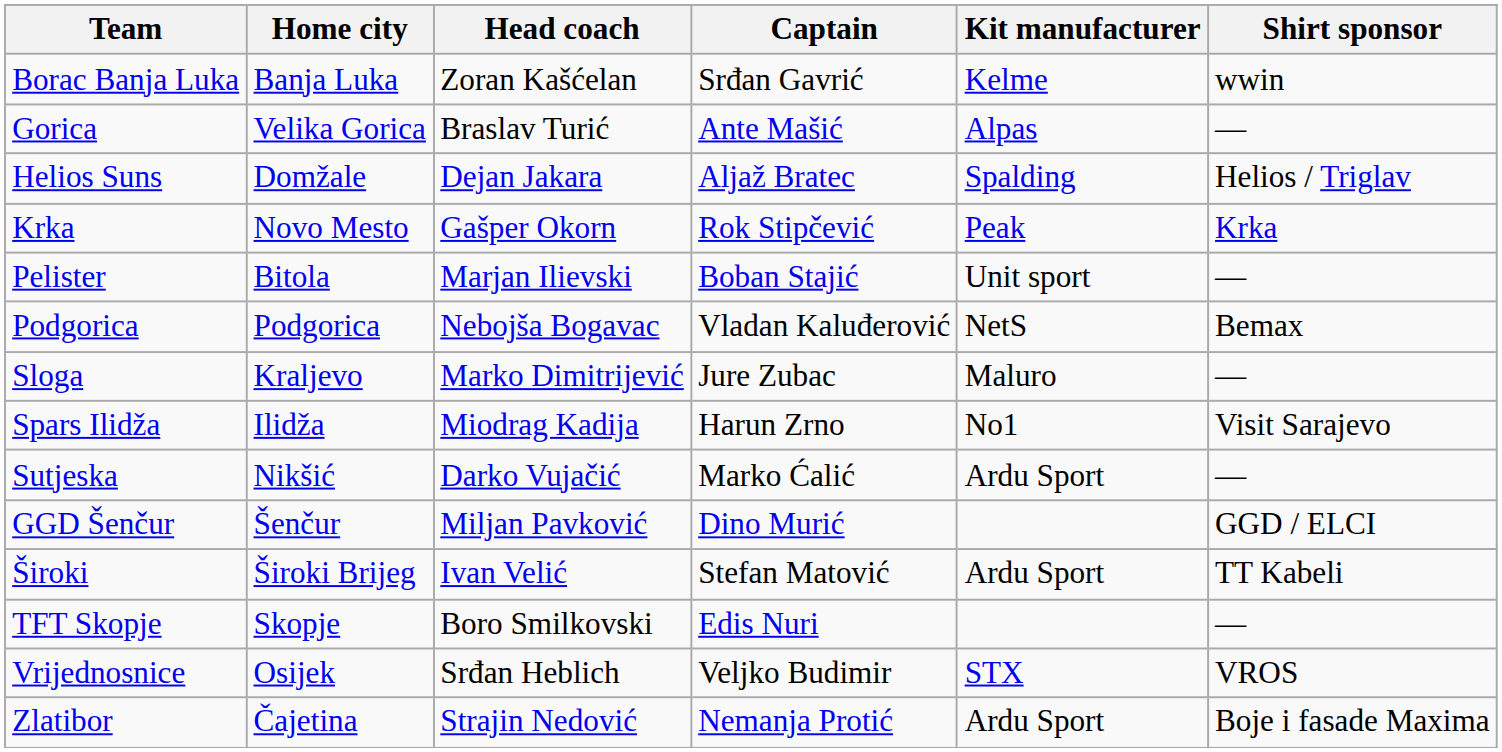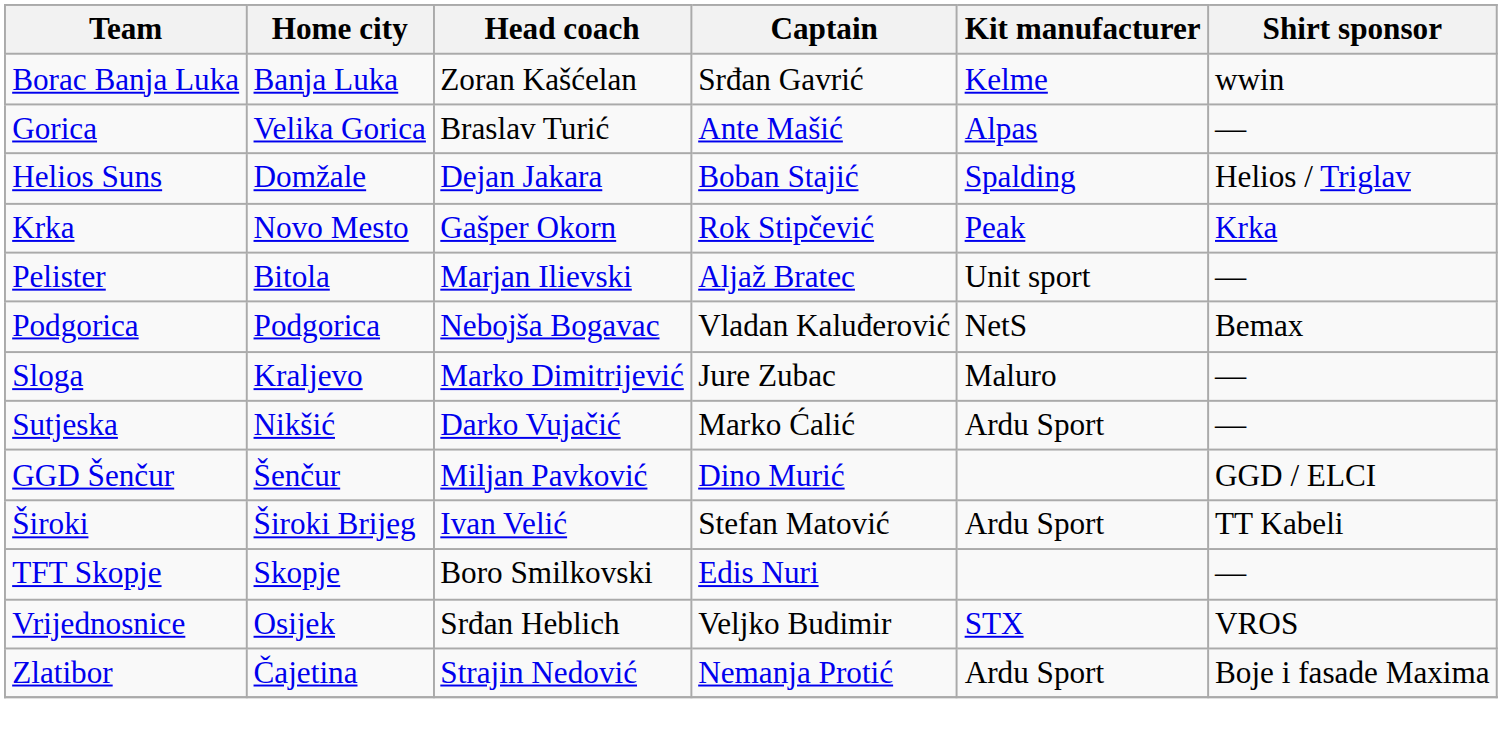(777, 177) Aljaž Bratec -> (778, 177) Boban Stajić
(778, 276) Boban Stajić -> (777, 276) Aljaž Bratec
- row: (86, 425)
